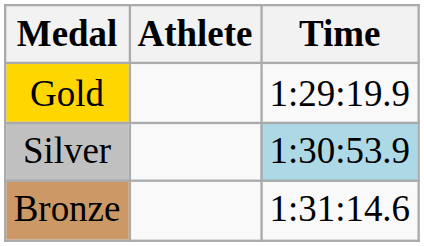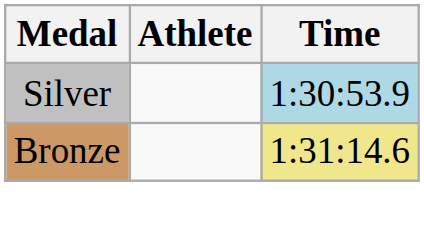- row: (67, 92)
(340, 209) no background -> (340, 151) khaki background
